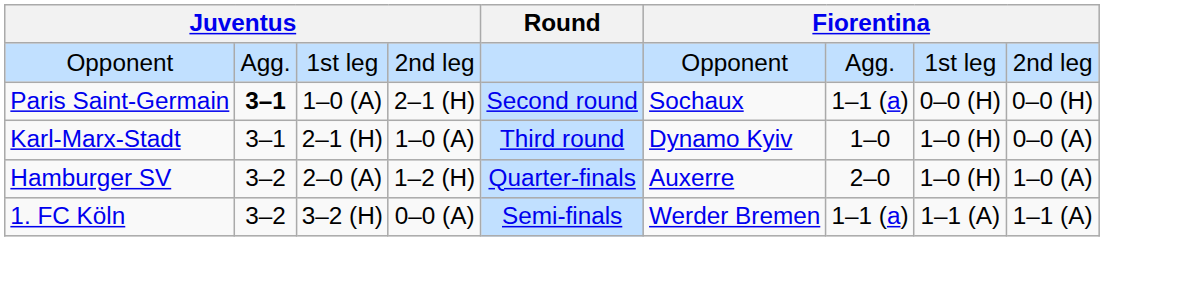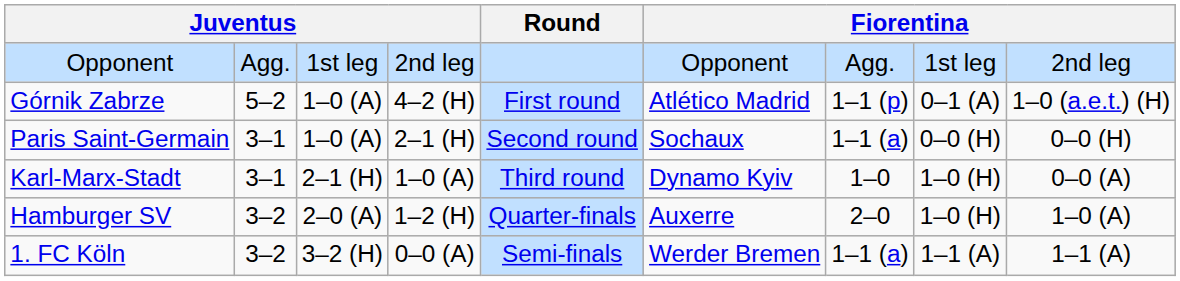+ row: (87, 100)
(266, 100) bold -> (266, 139) normal
